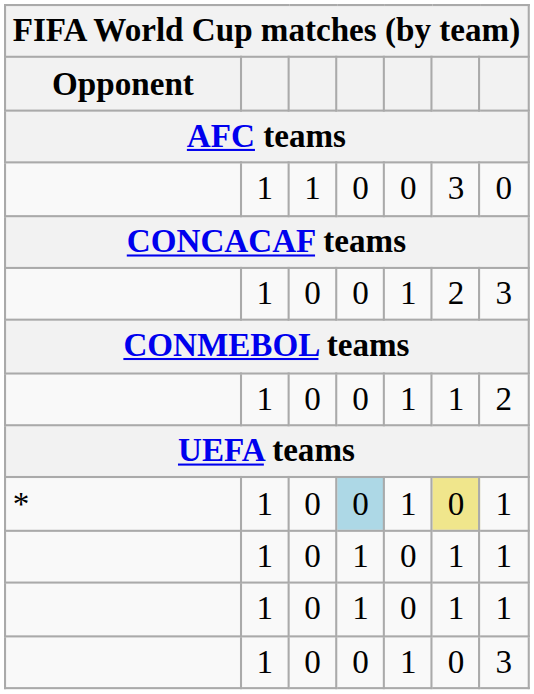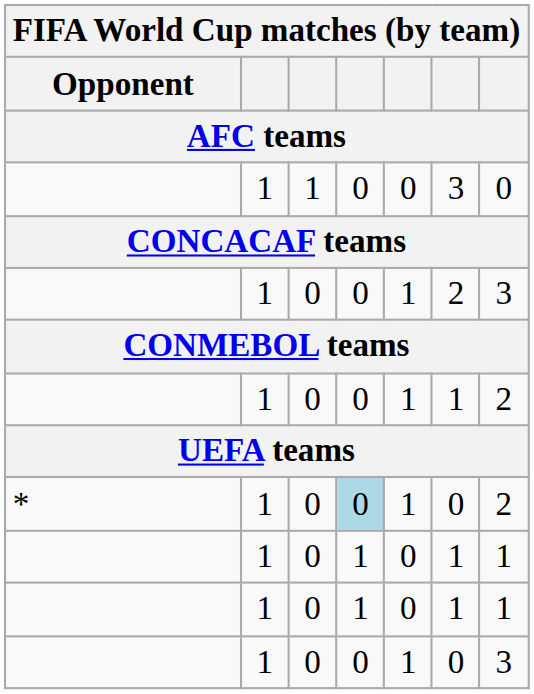(456, 503) khaki background -> (456, 503) no background
(504, 503) 1 -> (504, 503) 2
